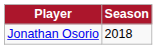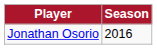(118, 34) 2018 -> (118, 34) 2016
